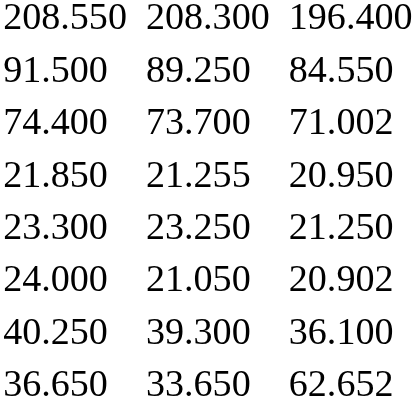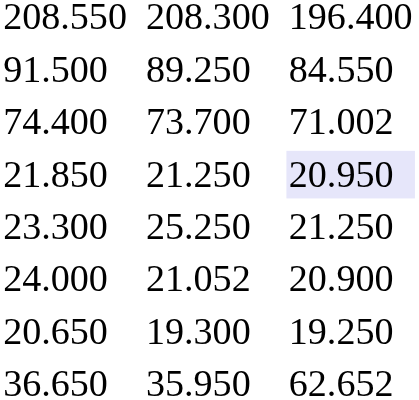(198, 173) 21.255 -> (198, 173) 21.250
(341, 173) no background -> (341, 173) lavender background
(198, 226) 23.250 -> (198, 226) 25.250
(198, 278) 21.050 -> (198, 278) 21.052
(341, 278) 20.902 -> (341, 278) 20.900
+ row: (56, 331)
- row: (56, 331)
(198, 383) 33.650 -> (198, 383) 35.950
